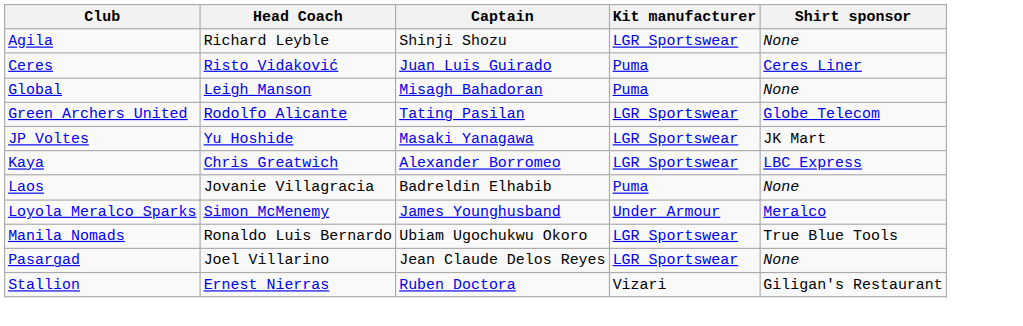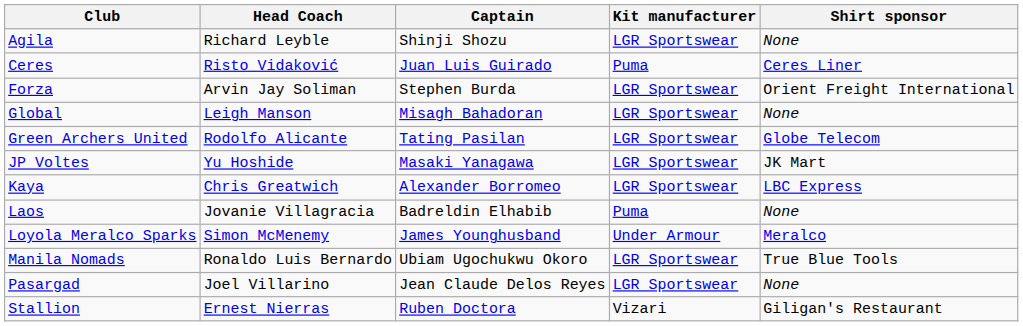+ row: (31, 90)
(631, 90) Puma -> (675, 114) LGR Sportswear
